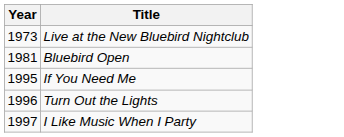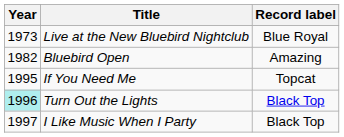+ column: (296, 15)
(22, 57) 1981 -> (22, 57) 1982
(22, 100) no background -> (22, 100) paleturquoise background
